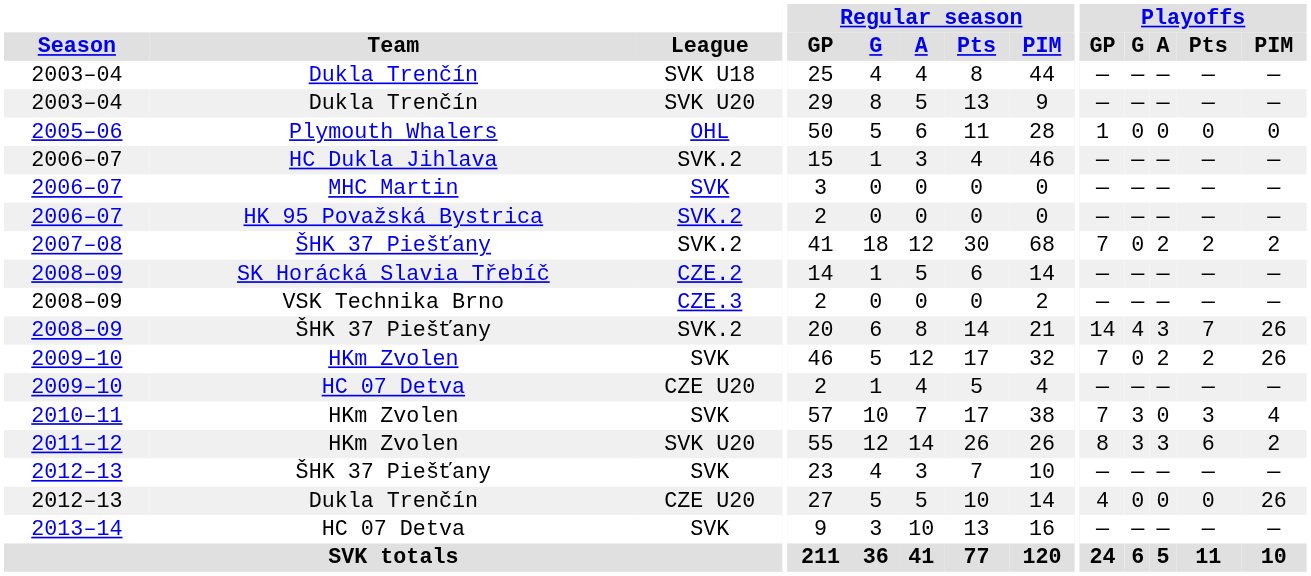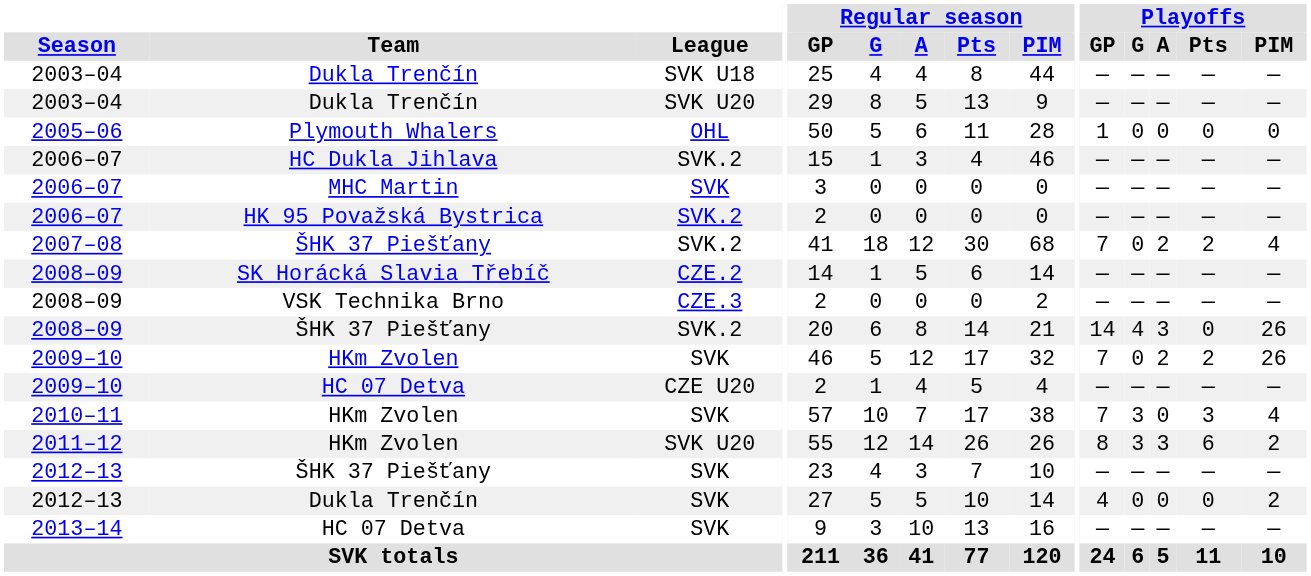(1274, 245) 2 -> (1274, 245) 4
(1208, 330) 7 -> (1208, 330) 0
(710, 501) CZE U20 -> (710, 501) SVK
(1274, 501) 26 -> (1274, 501) 2
